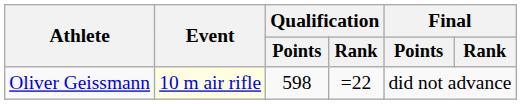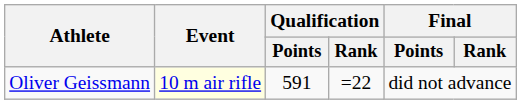(297, 83) 598 -> (297, 83) 591
